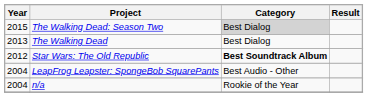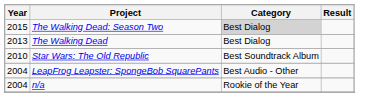(17, 56) 2012 -> (17, 56) 2010
(275, 56) bold -> (271, 56) normal
